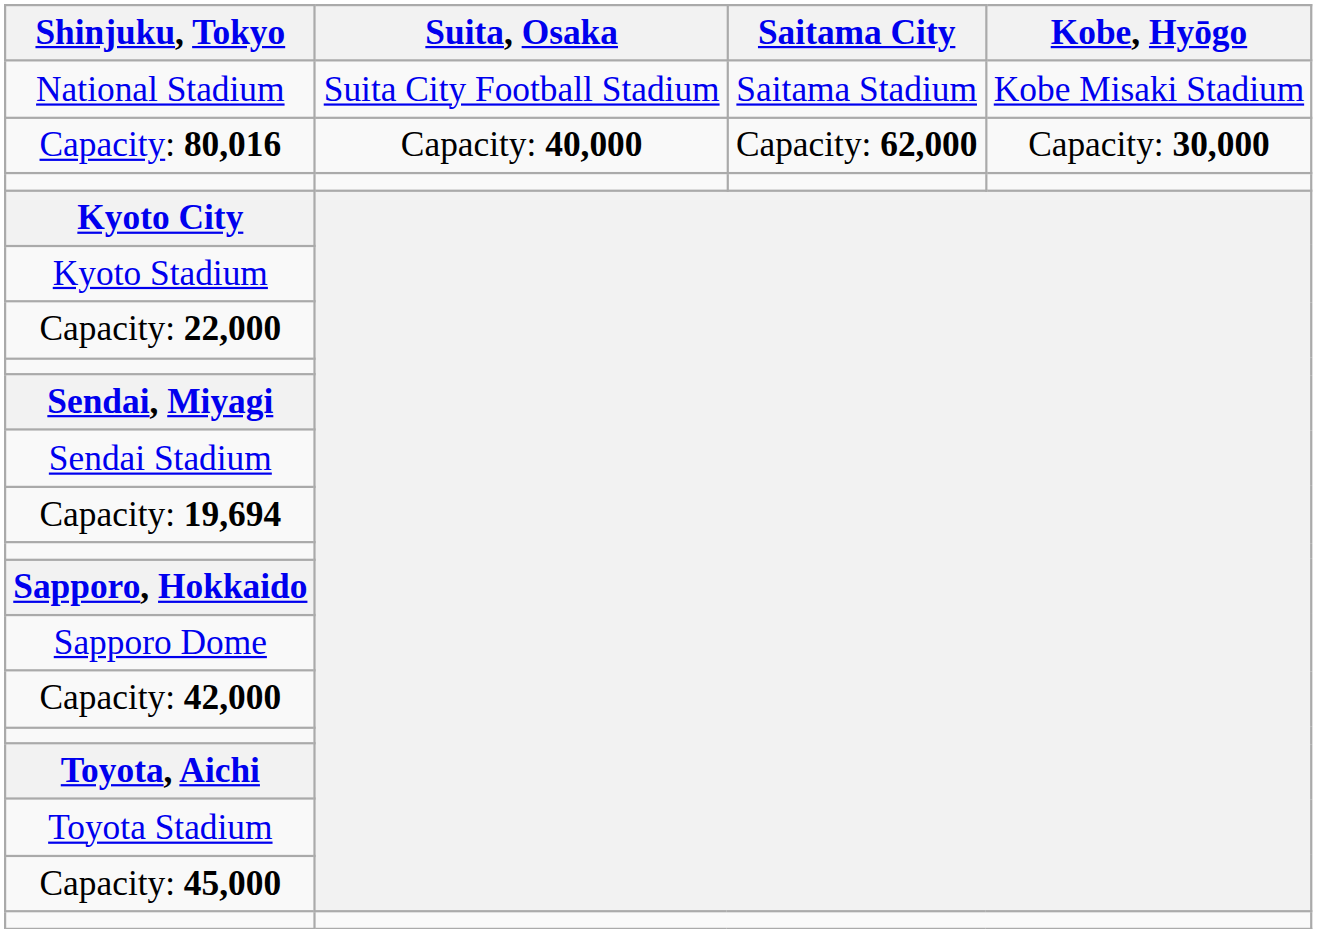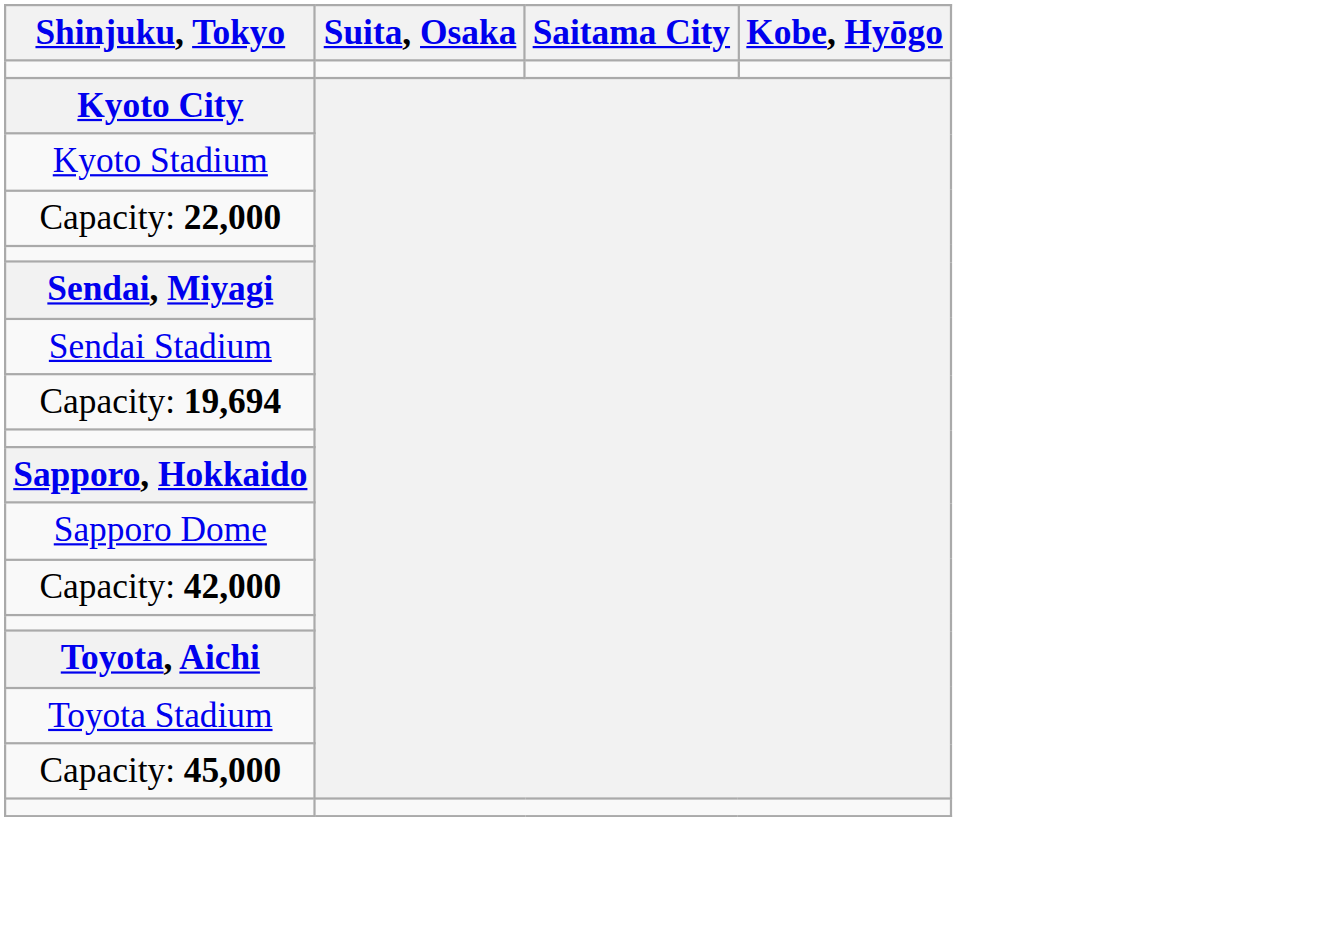- row: (160, 88)
- row: (160, 144)
